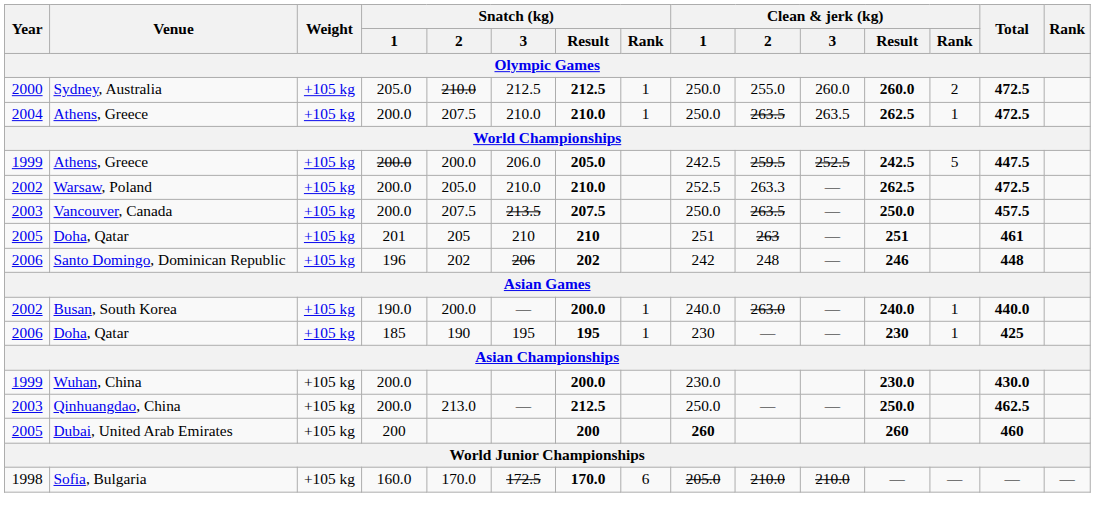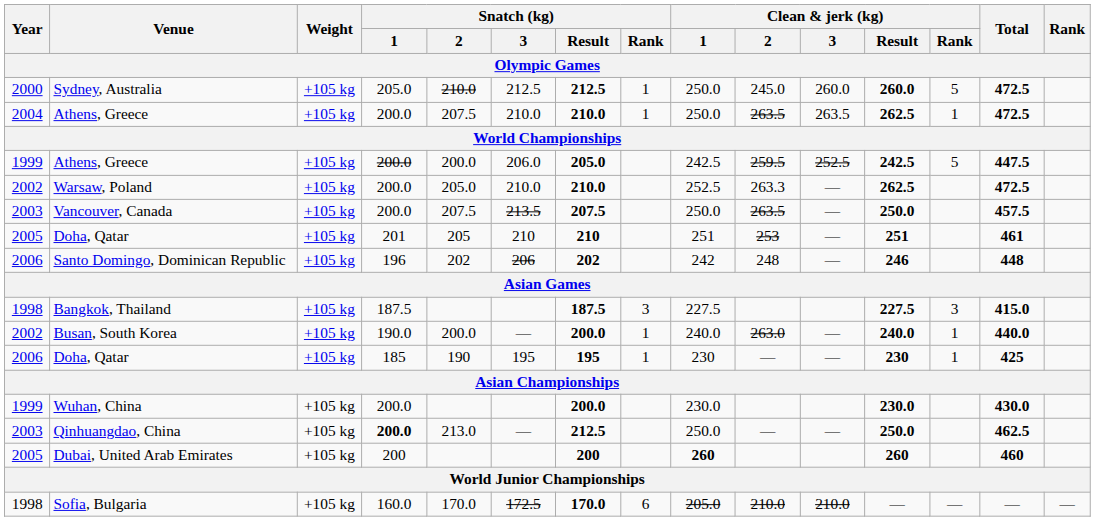(768, 89) 255.0 -> (768, 89) 245.0
(955, 89) 2 -> (955, 89) 5
(768, 235) 263 -> (768, 235) 253
+ row: (27, 308)
(394, 406) normal -> (394, 430) bold
